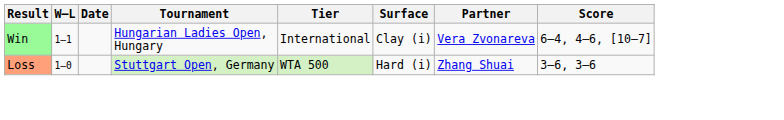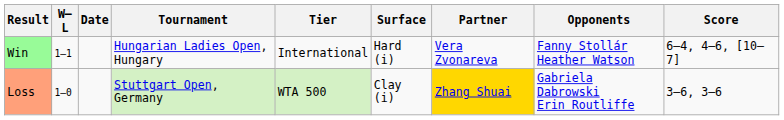+ column: (599, 21)
(404, 39) Clay (i) -> (388, 53) Hard (i)
(404, 65) Hard (i) -> (388, 92) Clay (i)
(476, 65) no background -> (473, 92) gold background
